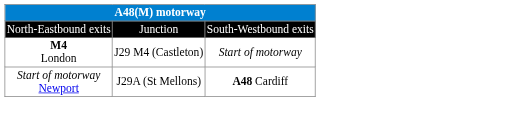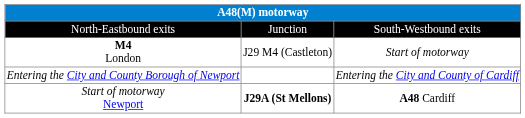+ row: (123, 75)
(159, 81) normal -> (288, 98) bold
